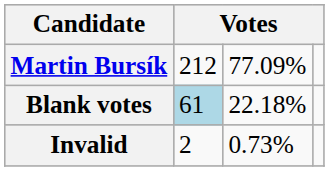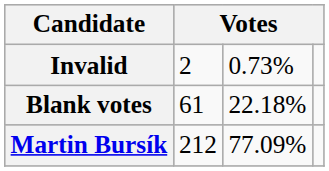rows swapped: (89, 64) <-> (89, 144)
(192, 104) lightblue background -> (192, 104) no background
